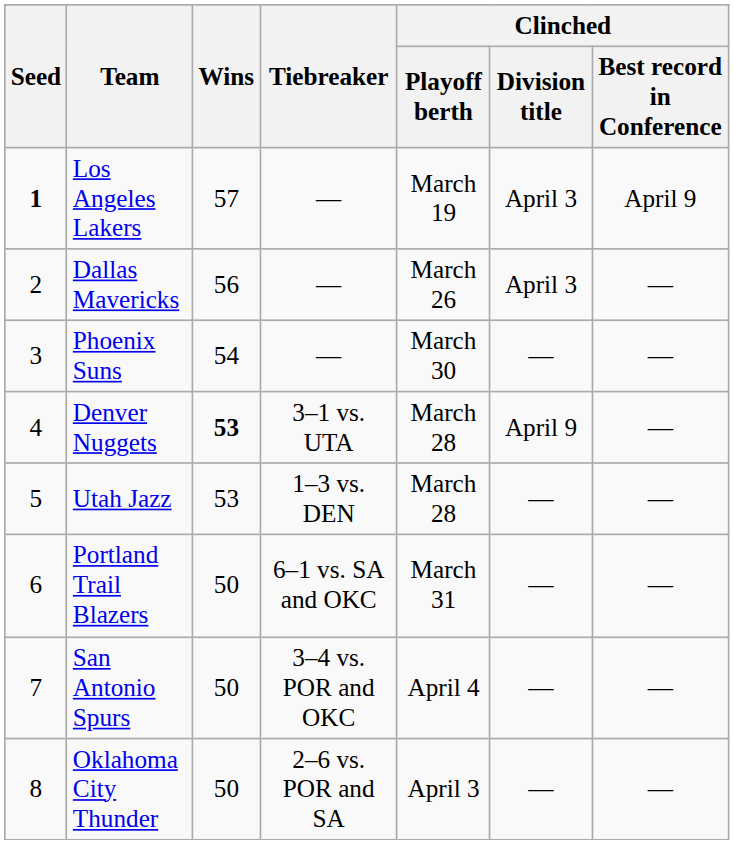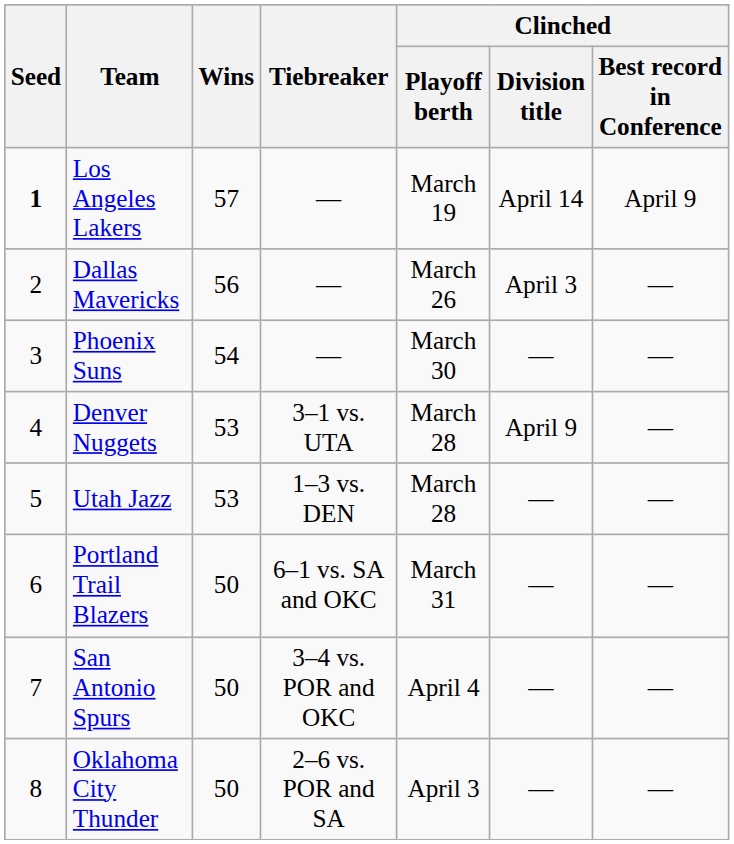(541, 198) April 3 -> (541, 198) April 14
(226, 427) bold -> (226, 427) normal
